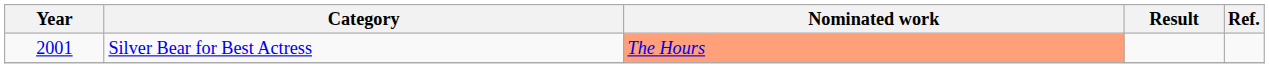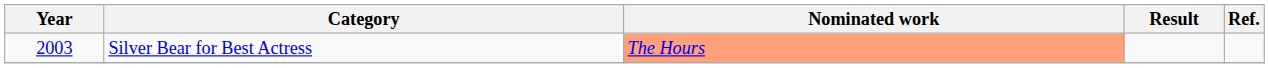(54, 47) 2001 -> (54, 47) 2003
